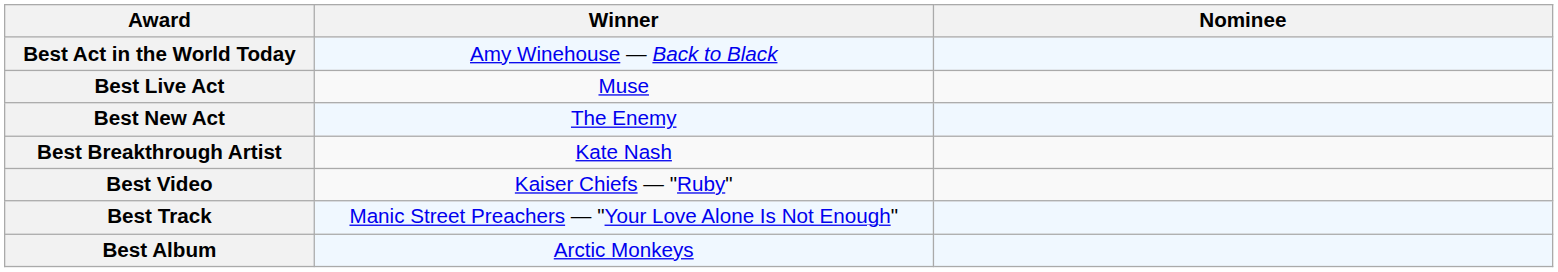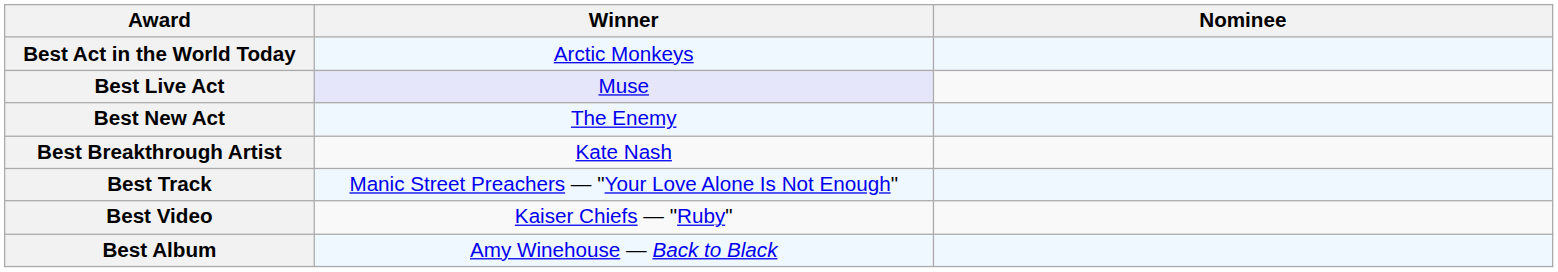(624, 53) Amy Winehouse — Back to Black -> (624, 53) Arctic Monkeys
(624, 86) no background -> (624, 86) lavender background
rows swapped: (159, 217) <-> (159, 184)
(624, 250) Arctic Monkeys -> (624, 250) Amy Winehouse — Back to Black
